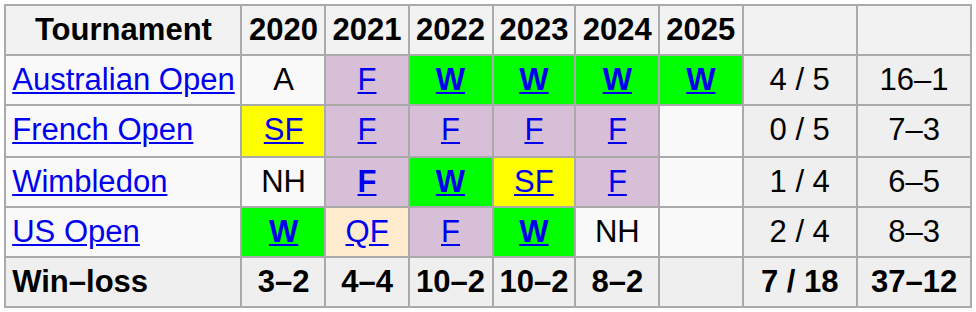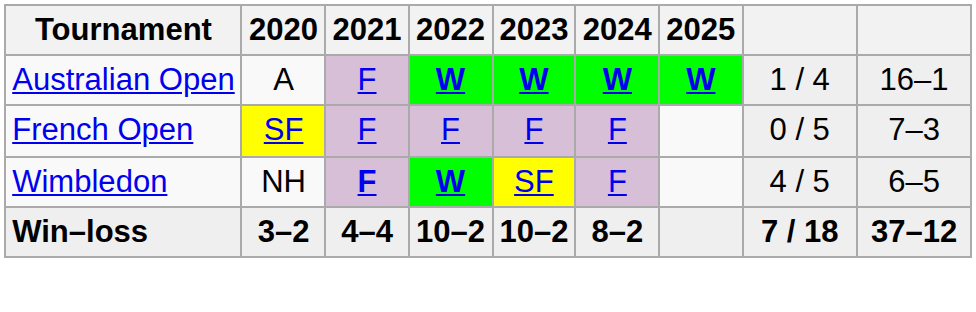(800, 79) 4 / 5 -> (800, 79) 1 / 4
(800, 180) 1 / 4 -> (800, 180) 4 / 5
- row: (76, 230)
